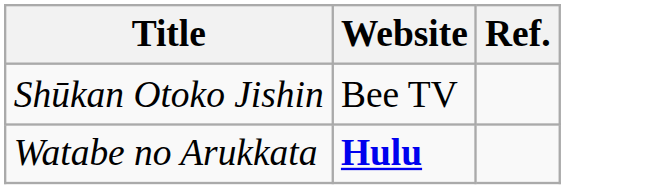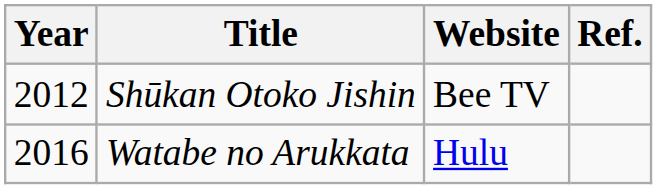+ column: (51, 34)
(382, 152) bold -> (471, 152) normal
